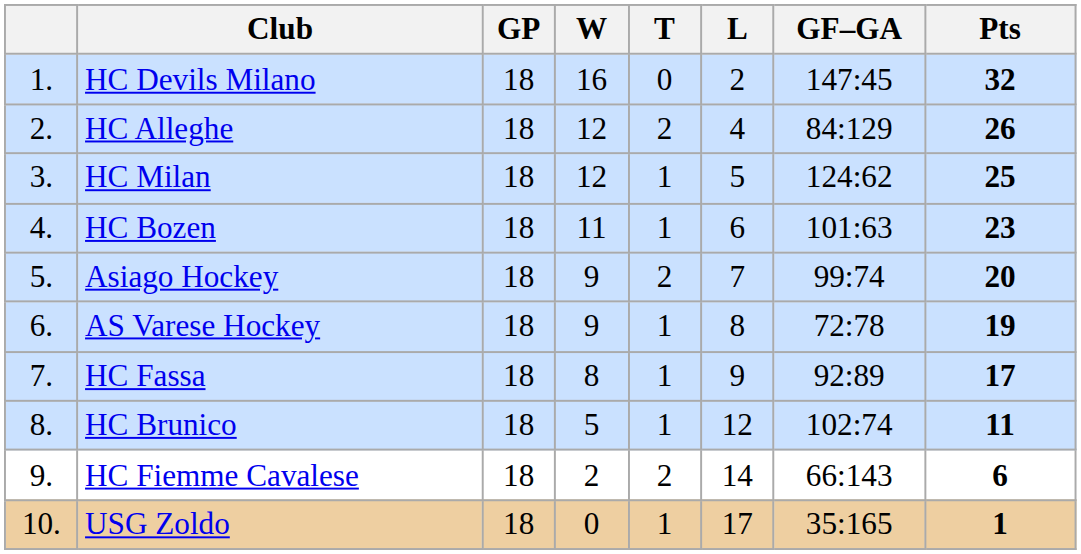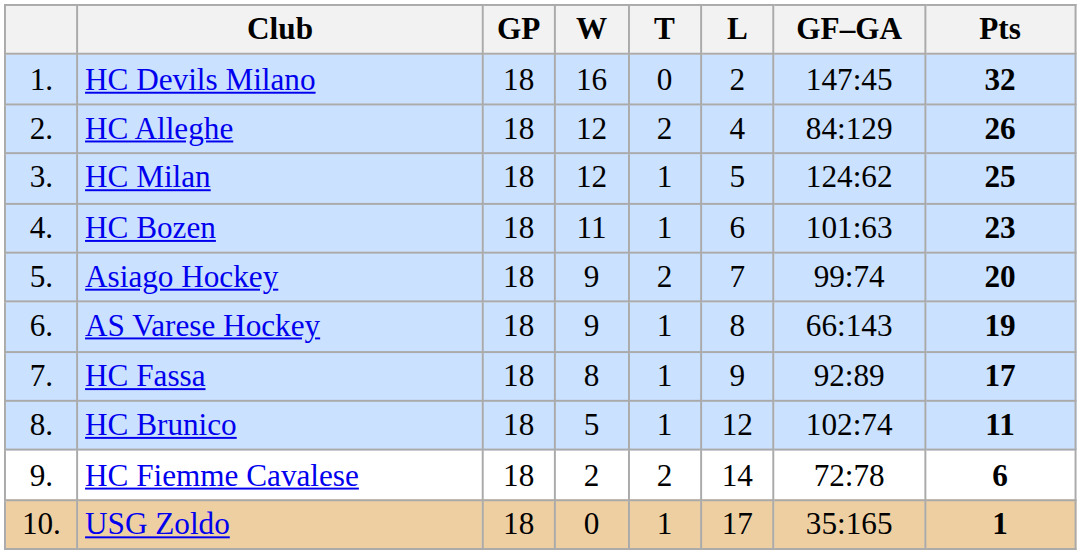(849, 326) 72:78 -> (849, 326) 66:143
(849, 474) 66:143 -> (849, 474) 72:78
